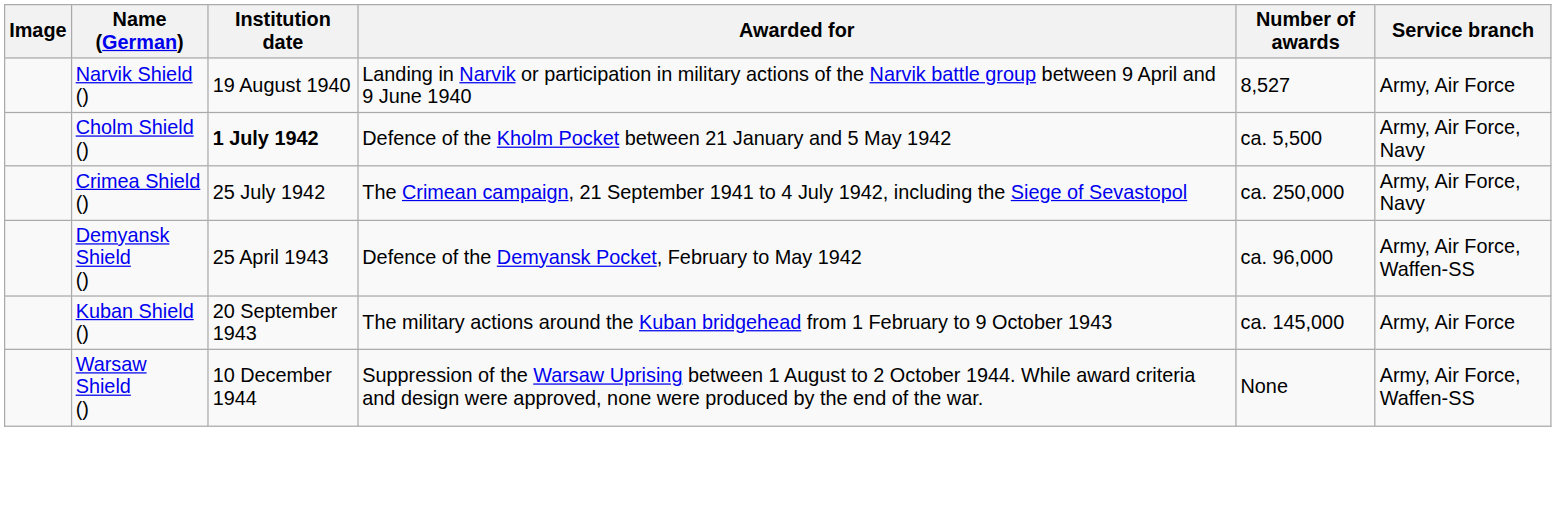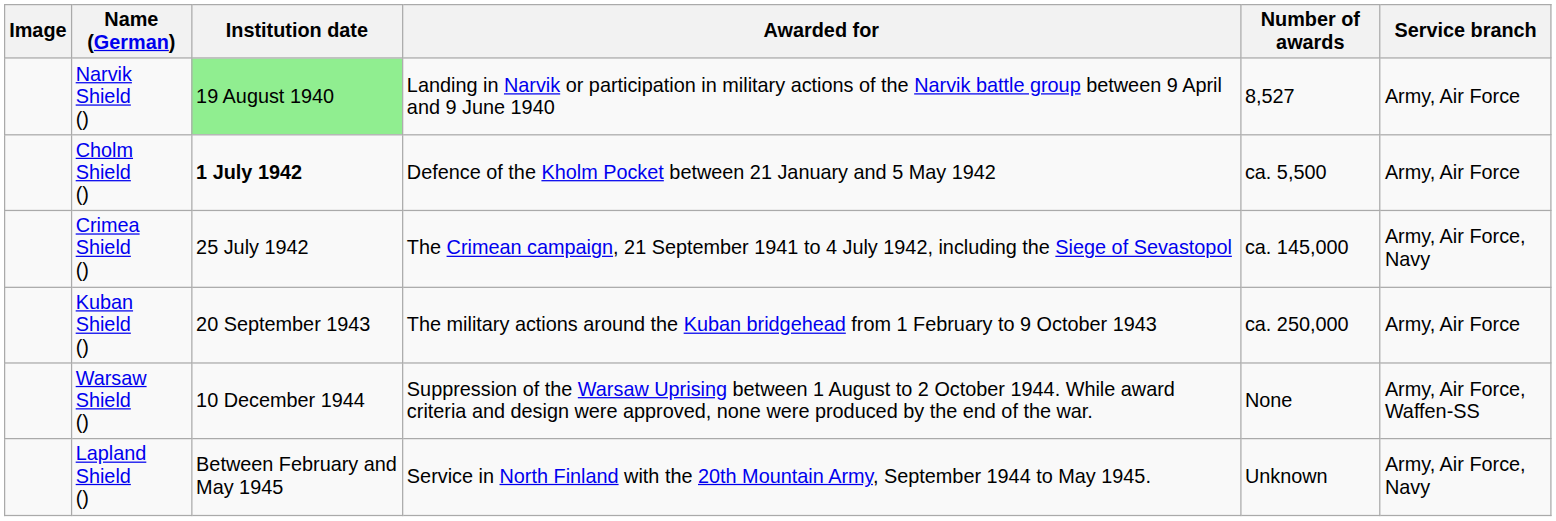(282, 85) no background -> (265, 96) lightgreen background
(1450, 138) Army, Air Force, Navy -> (1452, 172) Army, Air Force
(1292, 192) ca. 250,000 -> (1297, 248) ca. 145,000
- row: (123, 257)
(1292, 322) ca. 145,000 -> (1297, 324) ca. 250,000
+ row: (111, 476)
